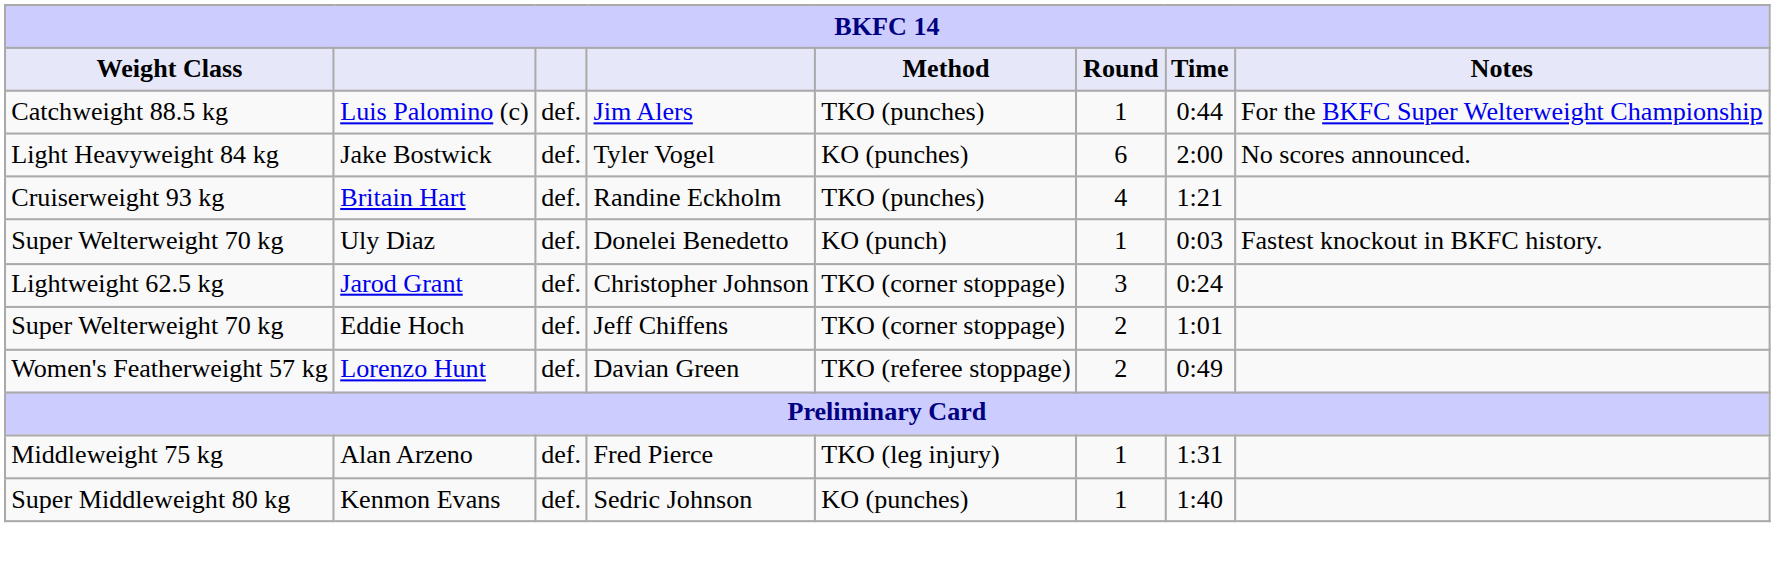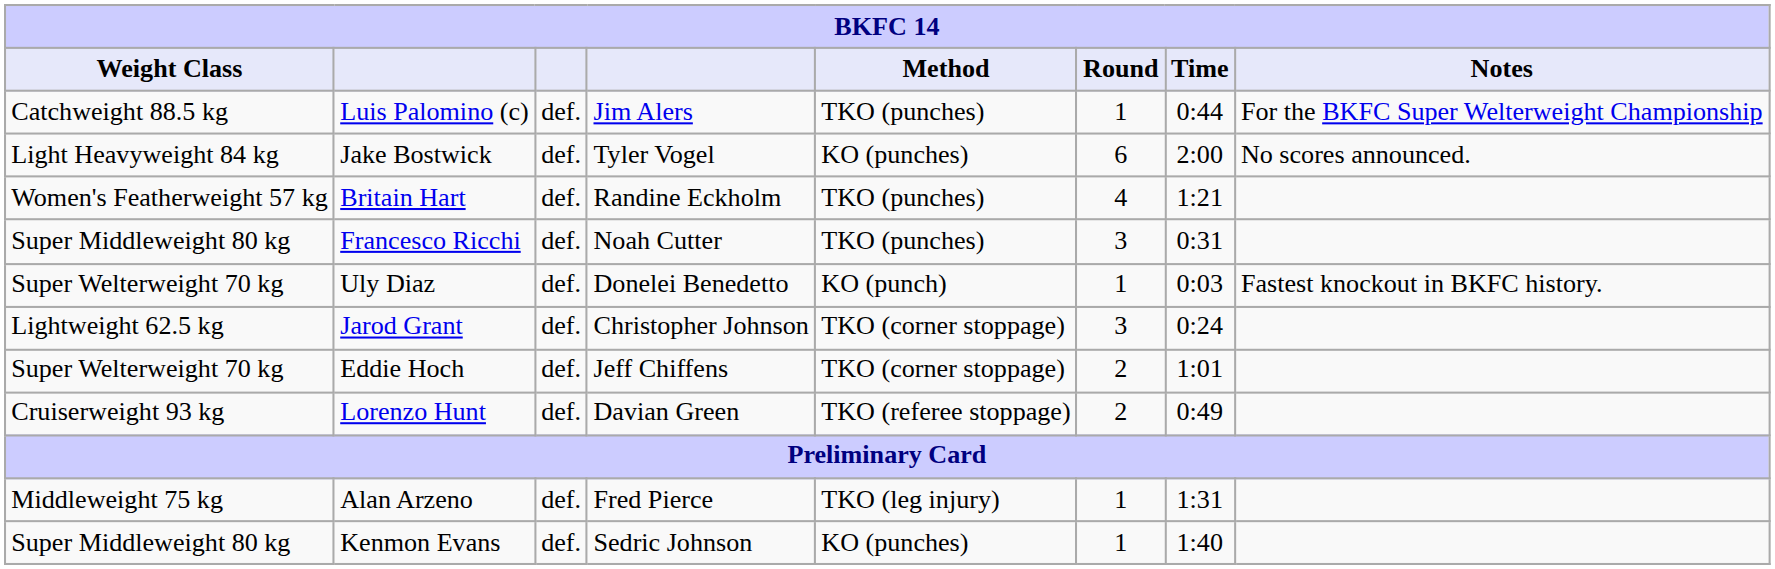(118, 197) Cruiserweight 93 kg -> (170, 197) Women's Featherweight 57 kg
+ row: (430, 240)
(170, 370) Women's Featherweight 57 kg -> (118, 413) Cruiserweight 93 kg
